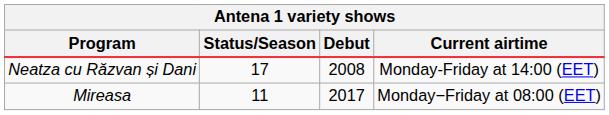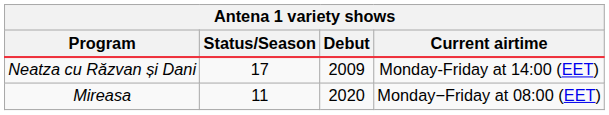(347, 70) 2008 -> (347, 70) 2009
(347, 96) 2017 -> (347, 96) 2020
